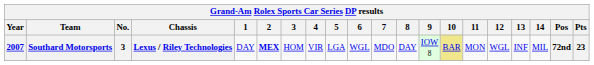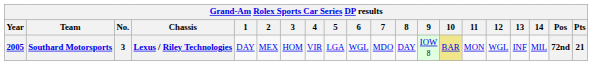(15, 47) 2007 -> (15, 47) 2005
(269, 47) bold -> (268, 47) normal
(581, 47) 23 -> (580, 47) 21
